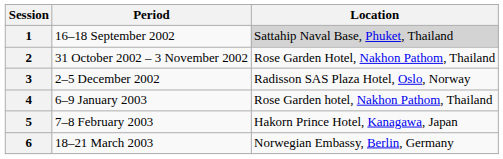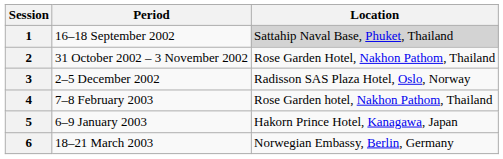(101, 100) 6–9 January 2003 -> (104, 100) 7–8 February 2003
(104, 121) 7–8 February 2003 -> (101, 121) 6–9 January 2003
